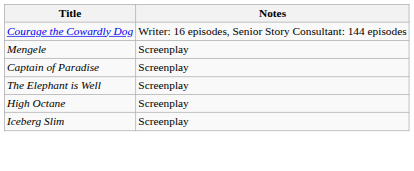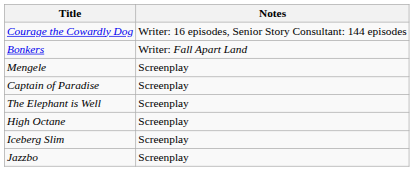+ row: (26, 49)
+ row: (22, 157)
